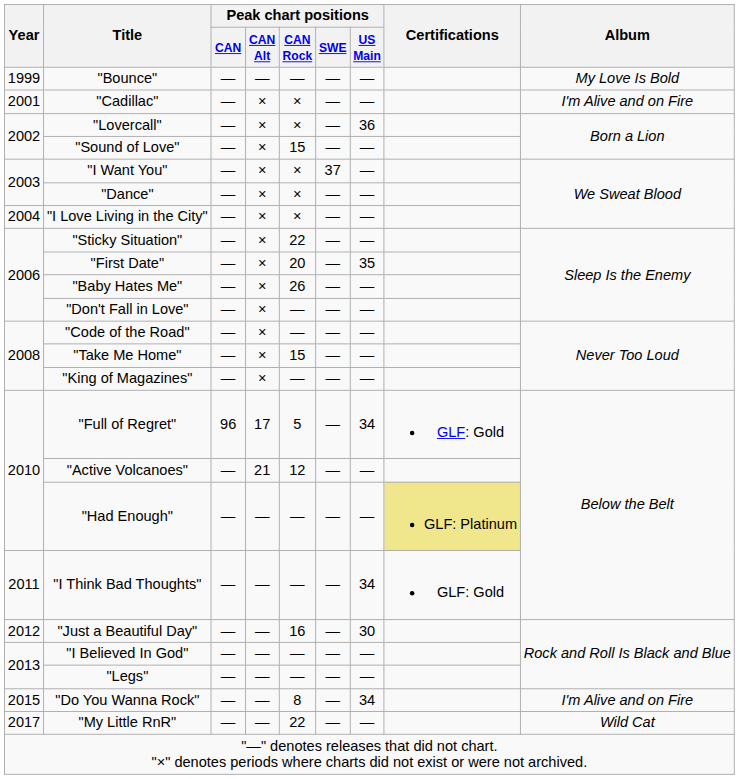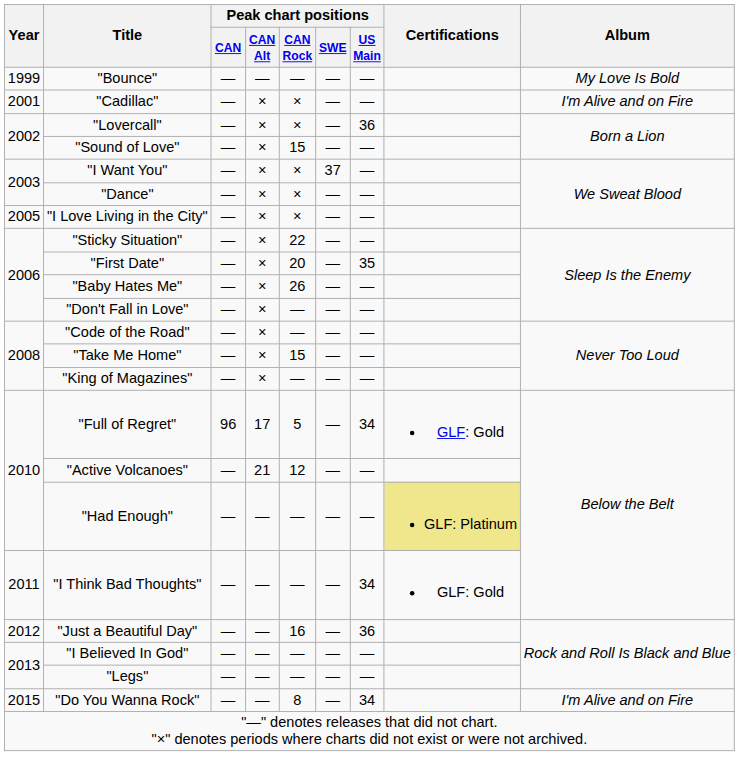(24, 217) 2004 -> (24, 217) 2005
(367, 630) 30 -> (367, 630) 36
- row: (127, 723)
